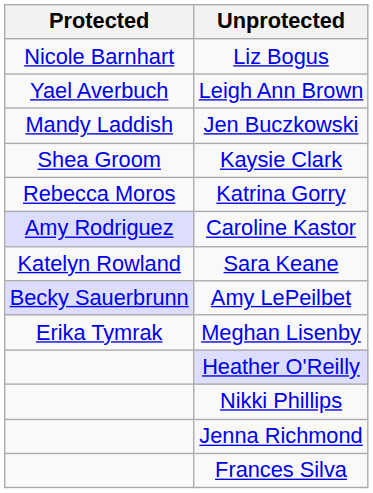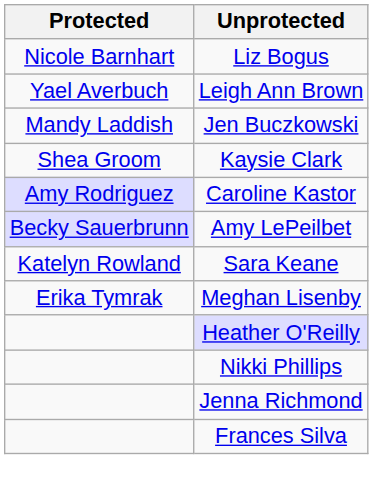- row: (281, 194)
rows swapped: (281, 263) <-> (281, 297)
